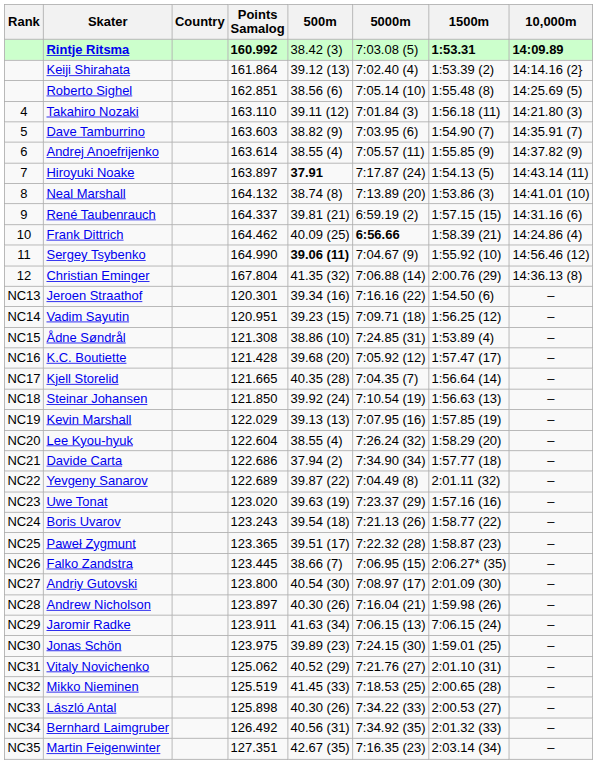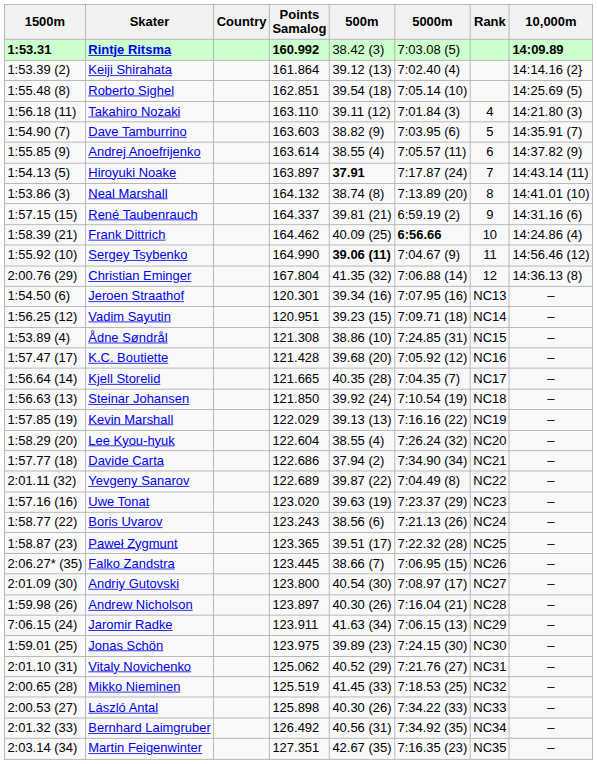columns swapped: (24, 22) <-> (469, 22)
(317, 91) 38.56 (6) -> (362, 91) 39.54 (18)
(391, 296) 7:16.16 (22) -> (432, 296) 7:07.95 (16)
(391, 419) 7:07.95 (16) -> (432, 419) 7:16.16 (22)
(320, 522) 39.54 (18) -> (358, 522) 38.56 (6)
